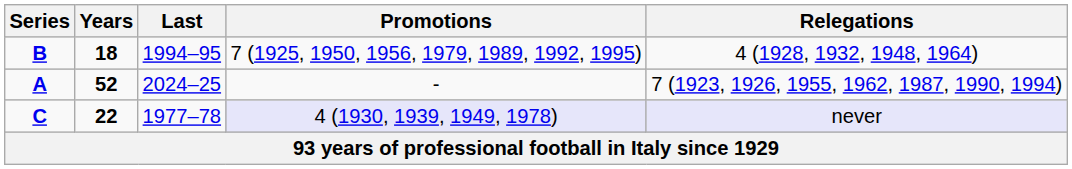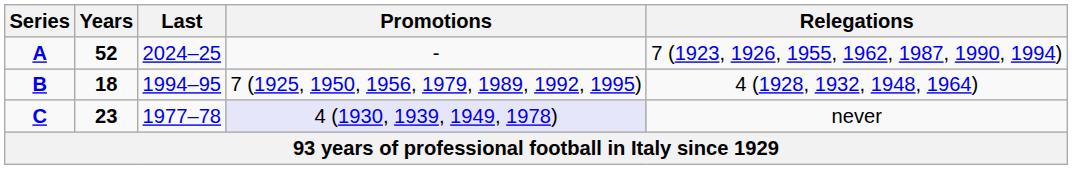rows swapped: (40, 85) <-> (40, 53)
(106, 117) 22 -> (106, 117) 23
(857, 117) lavender background -> (857, 117) no background
